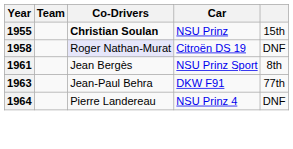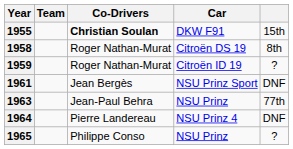(202, 31) NSU Prinz -> (200, 31) DKW F91
(121, 49) lavender background -> (121, 49) no background
(274, 49) DNF -> (274, 49) 8th
+ row: (19, 66)
(274, 66) 8th -> (274, 84) DNF
(200, 84) DKW F91 -> (202, 101) NSU Prinz
+ row: (19, 136)
